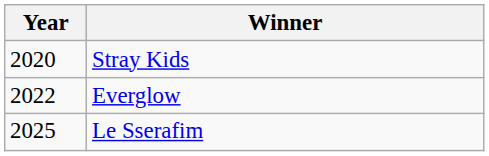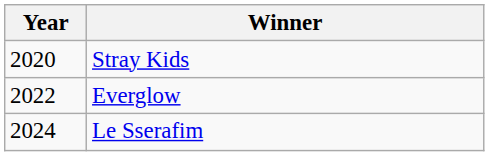(33, 131) 2025 -> (33, 131) 2024
